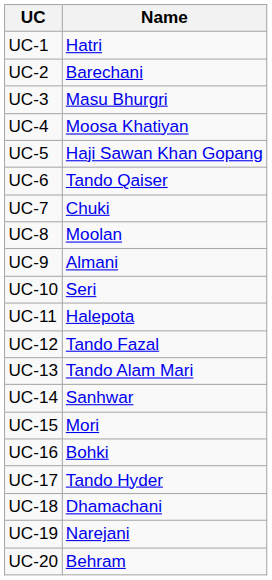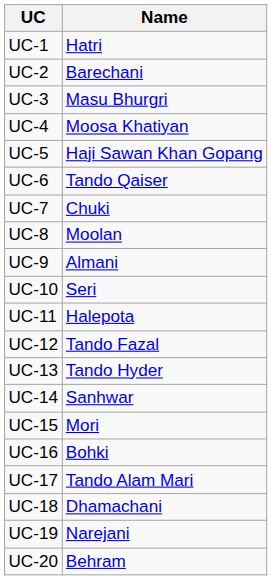(130, 371) Tando Alam Mari -> (114, 371) Tando Hyder
(114, 479) Tando Hyder -> (130, 479) Tando Alam Mari
